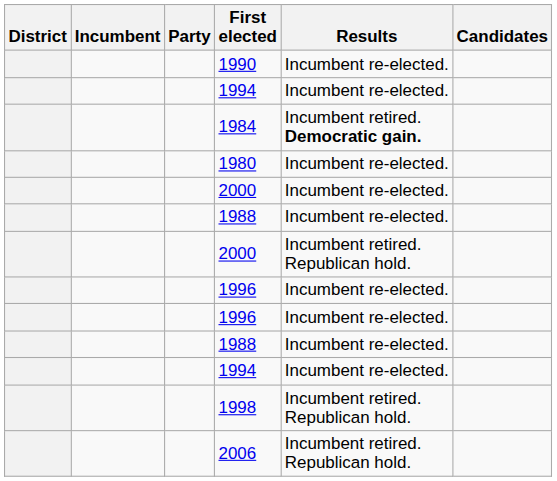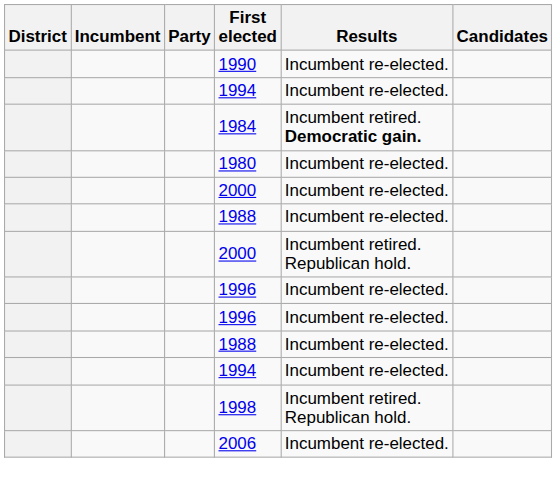(353, 453) Incumbent retired. Republican hold. -> (367, 443) Incumbent re-elected.
